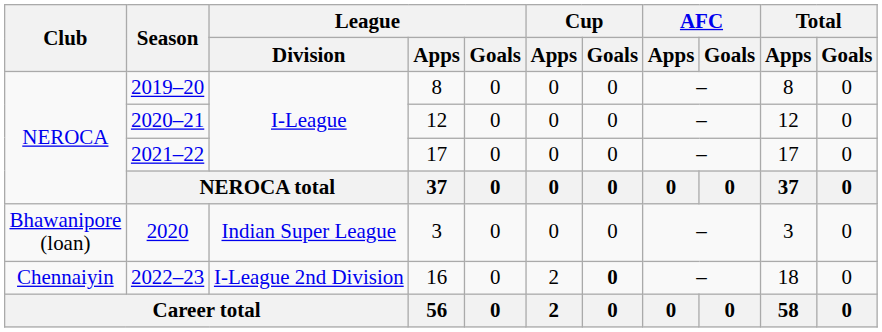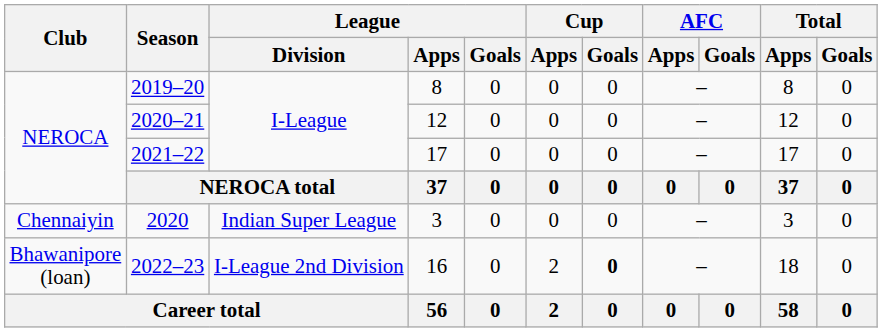(65, 232) Bhawanipore (loan) -> (65, 220) Chennaiyin
(65, 277) Chennaiyin -> (65, 265) Bhawanipore (loan)
